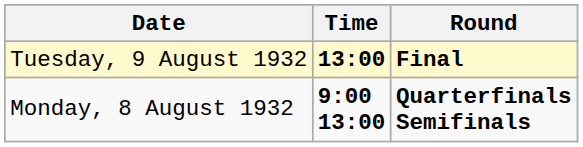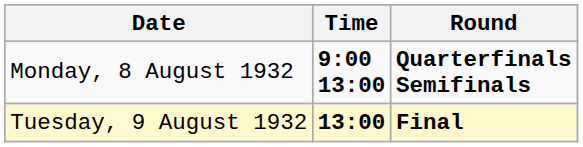rows swapped: (152, 109) <-> (159, 60)
